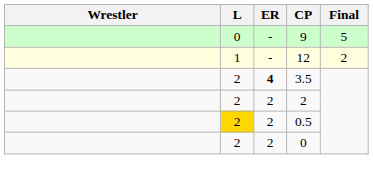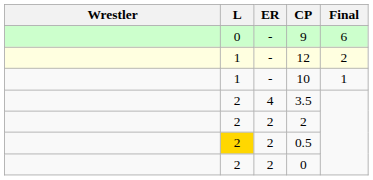(344, 36) 5 -> (344, 36) 6
+ row: (303, 79)
(270, 79) bold -> (270, 100) normal
